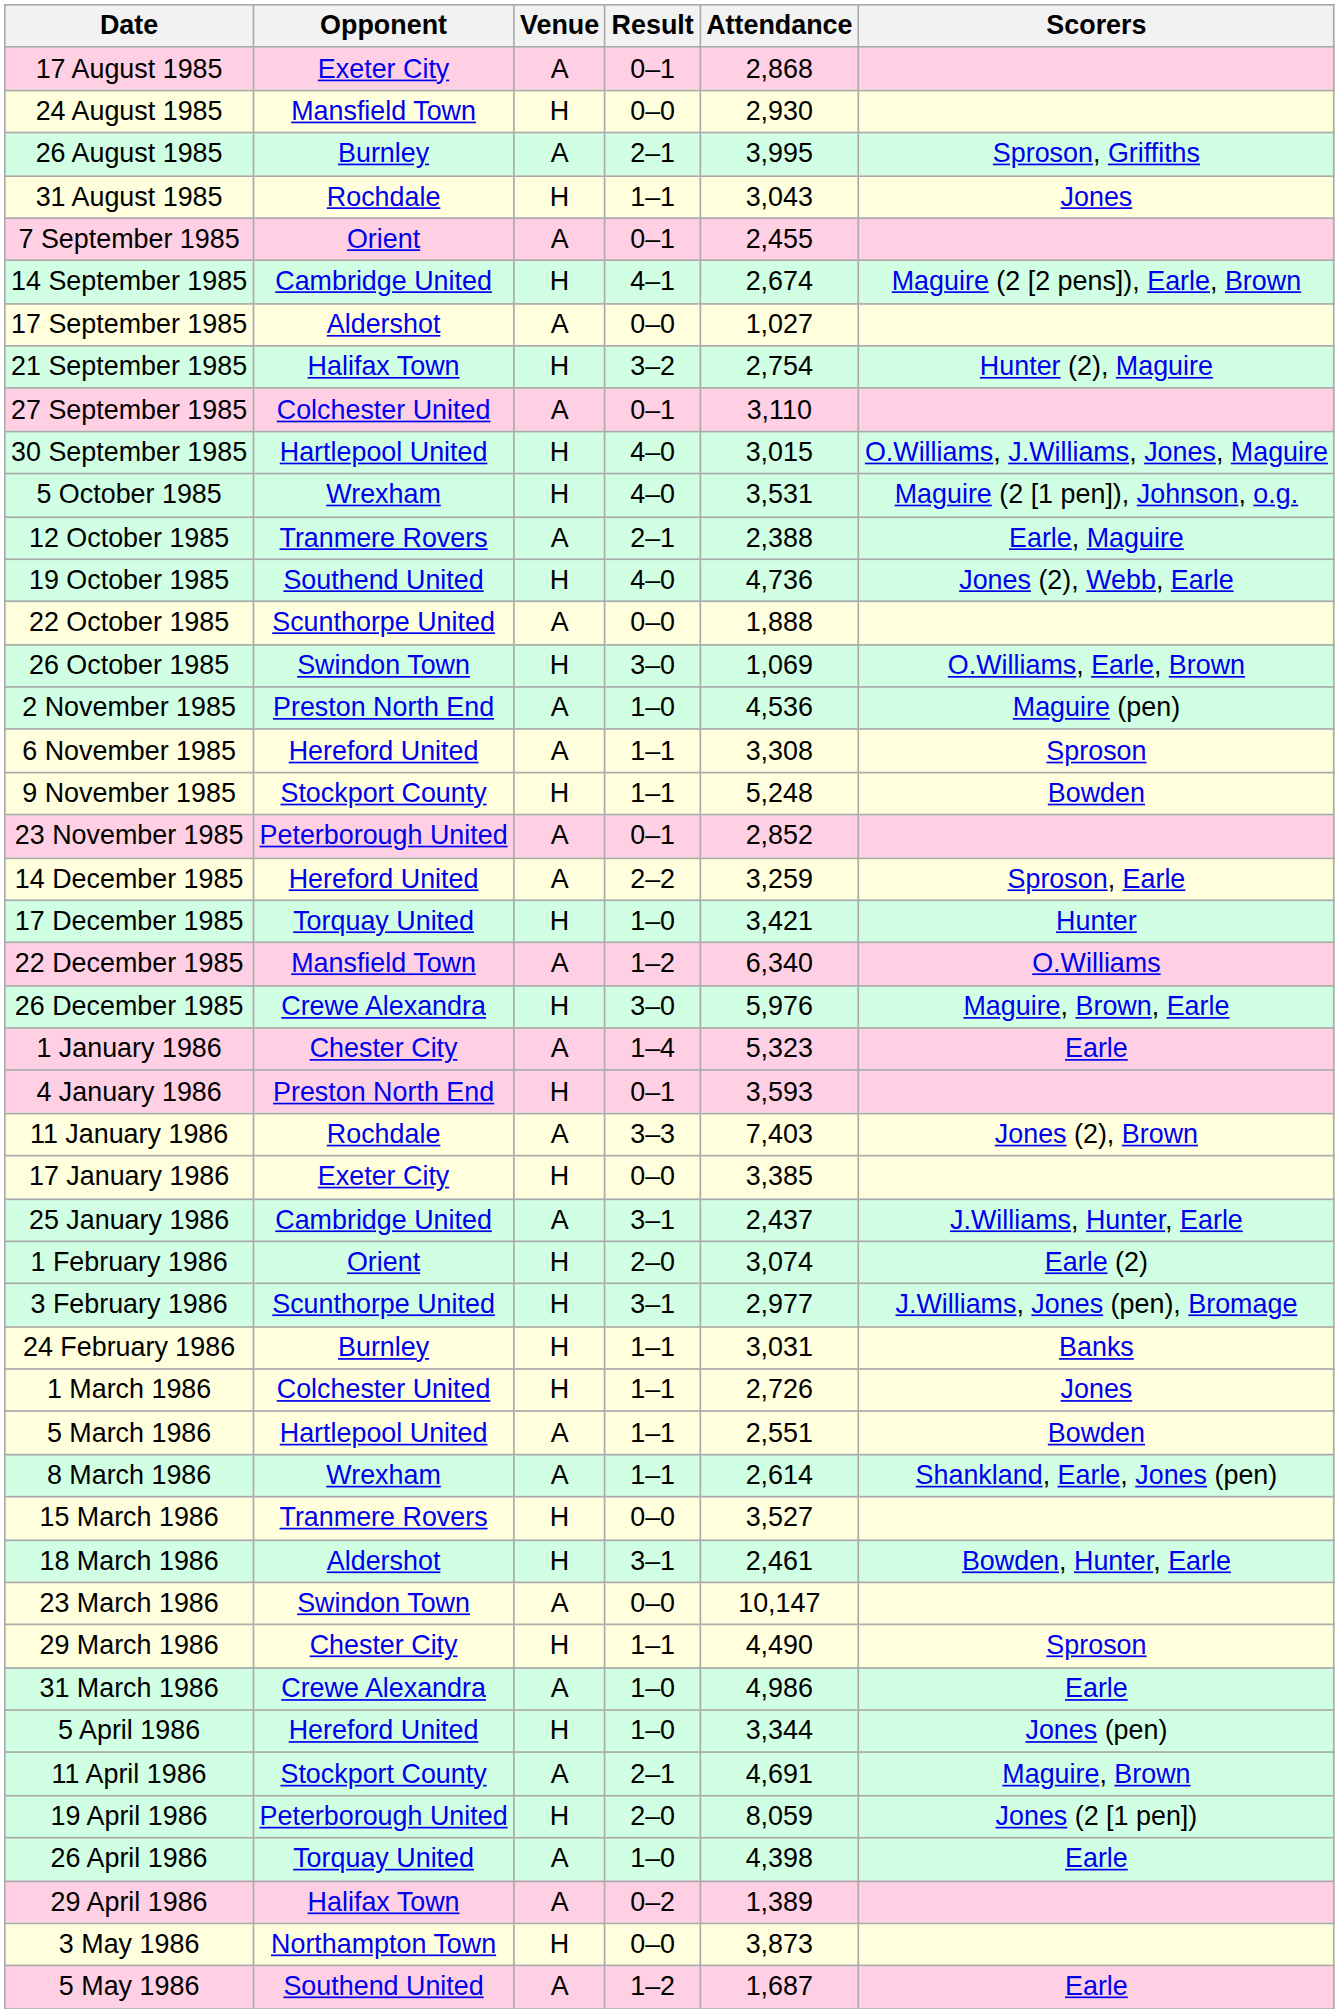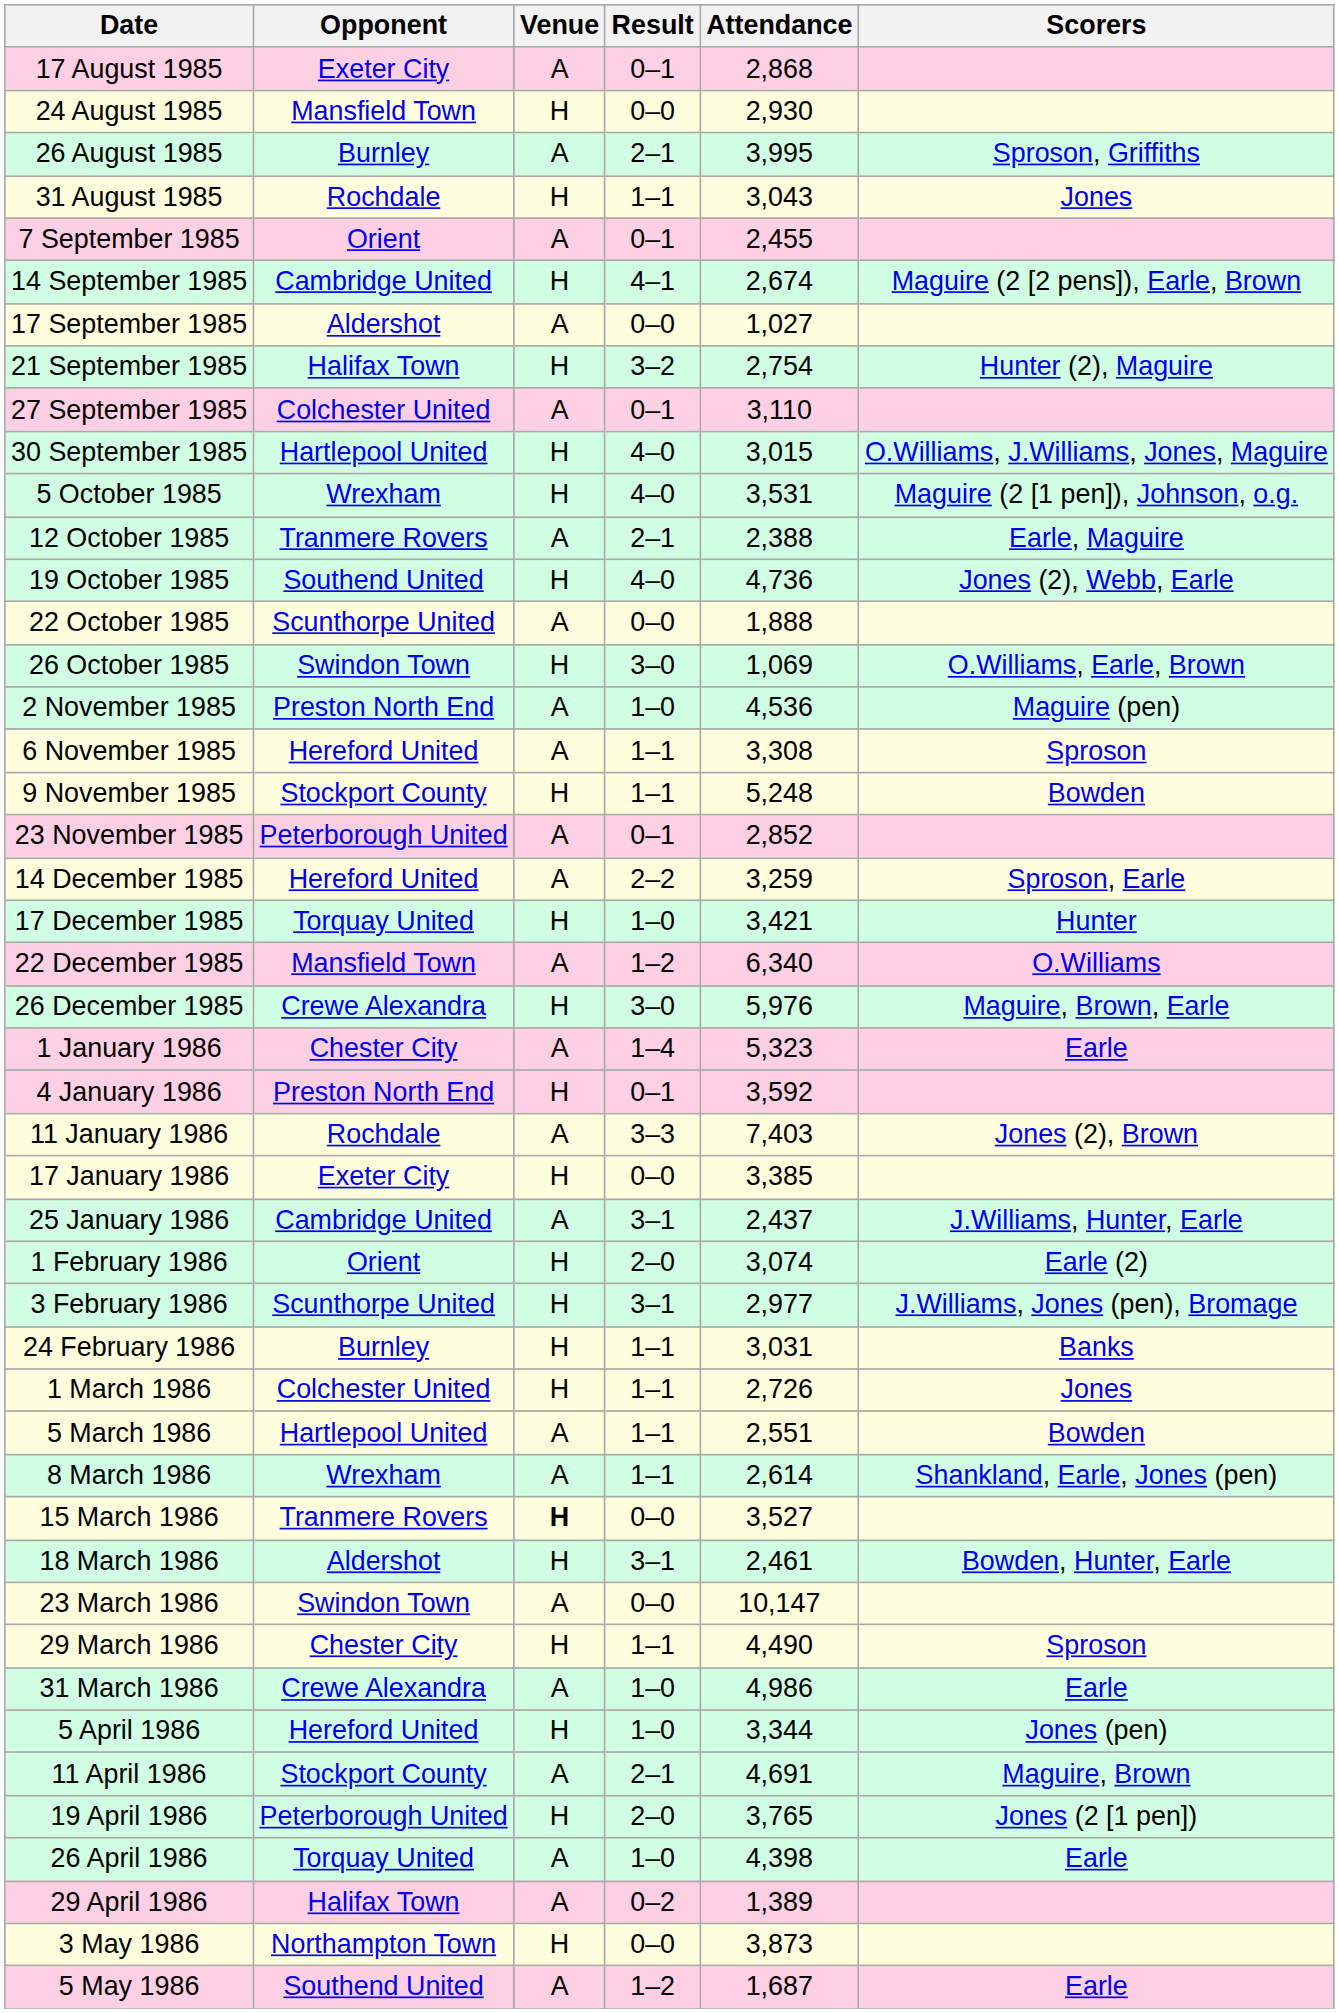(779, 1091) 3,593 -> (779, 1091) 3,592
(560, 1517) normal -> (560, 1517) bold
(779, 1816) 8,059 -> (779, 1816) 3,765
